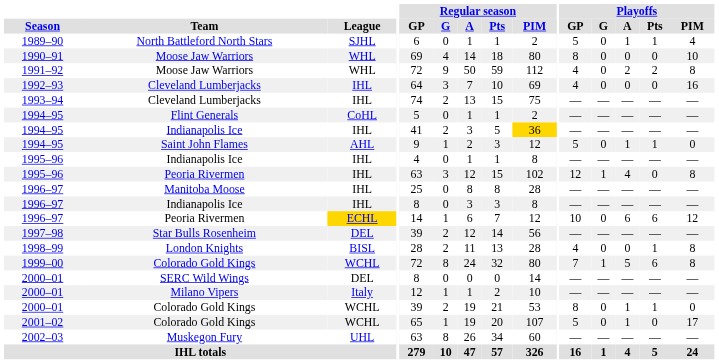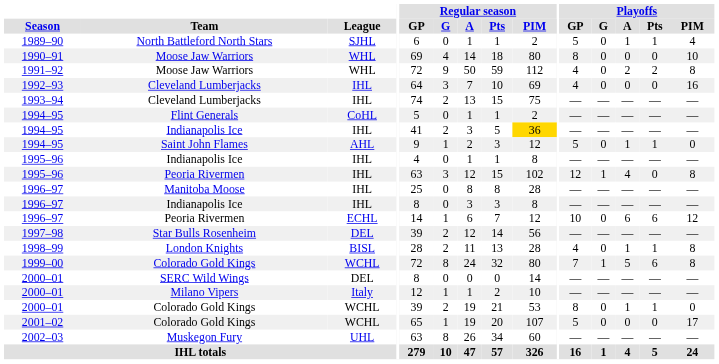(362, 218) gold background -> (362, 218) no background
(627, 248) 0 -> (627, 248) 1
(627, 322) 1 -> (627, 322) 0
